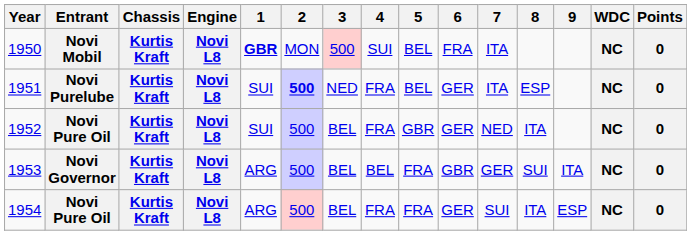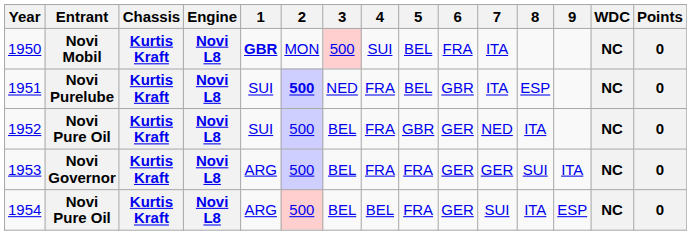(458, 89) GER -> (458, 89) GBR
(380, 170) BEL -> (380, 170) FRA
(458, 170) GBR -> (458, 170) GER
(380, 210) FRA -> (380, 210) BEL
